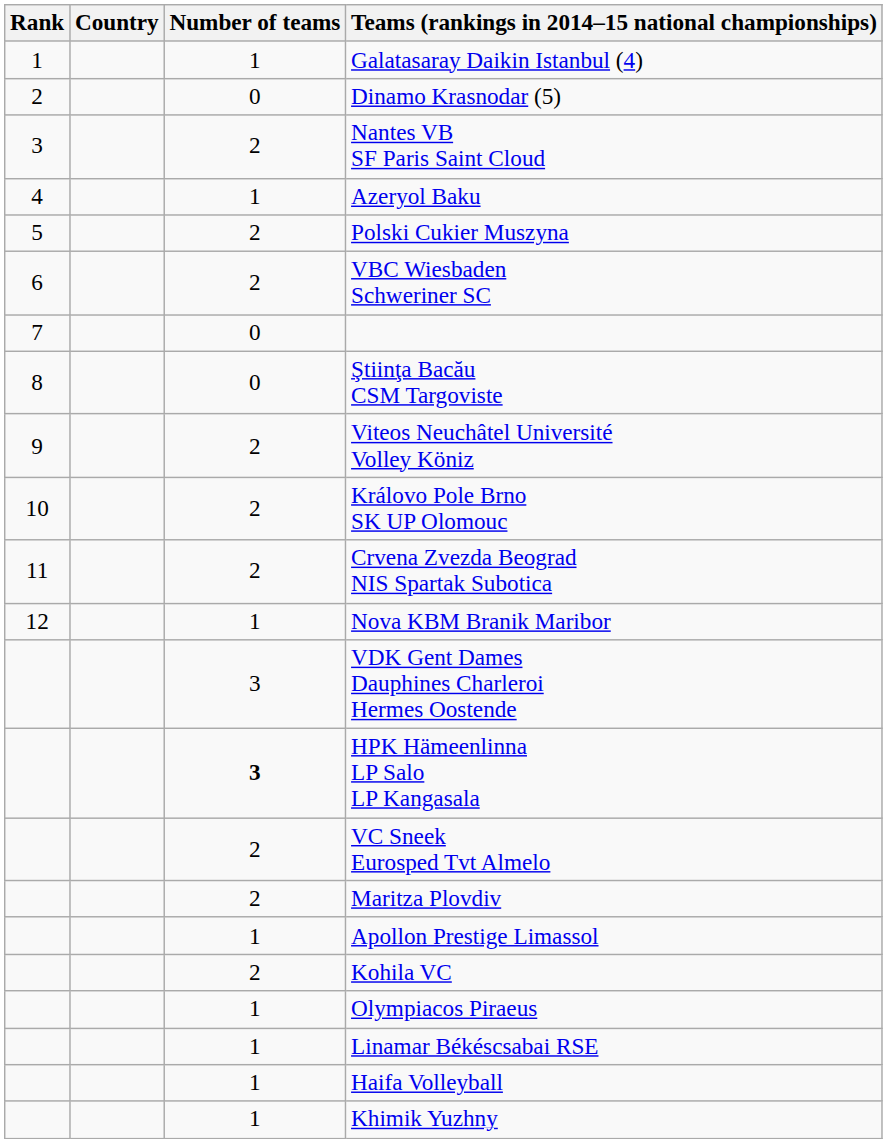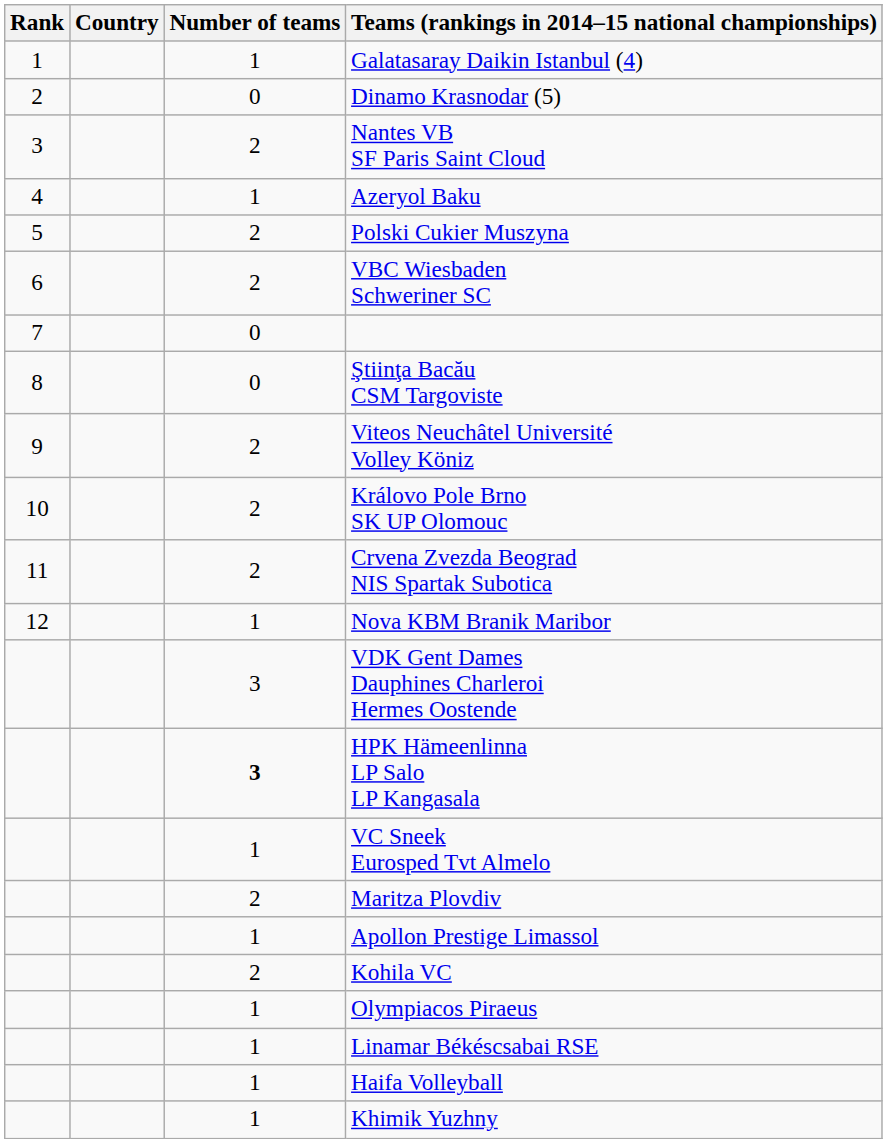(255, 848) 2 -> (255, 848) 1
